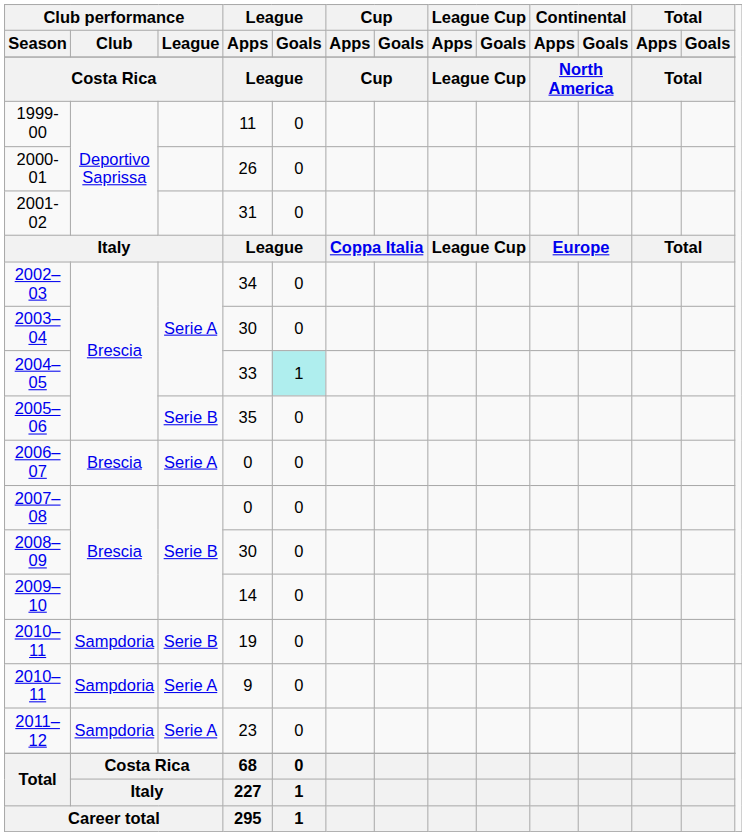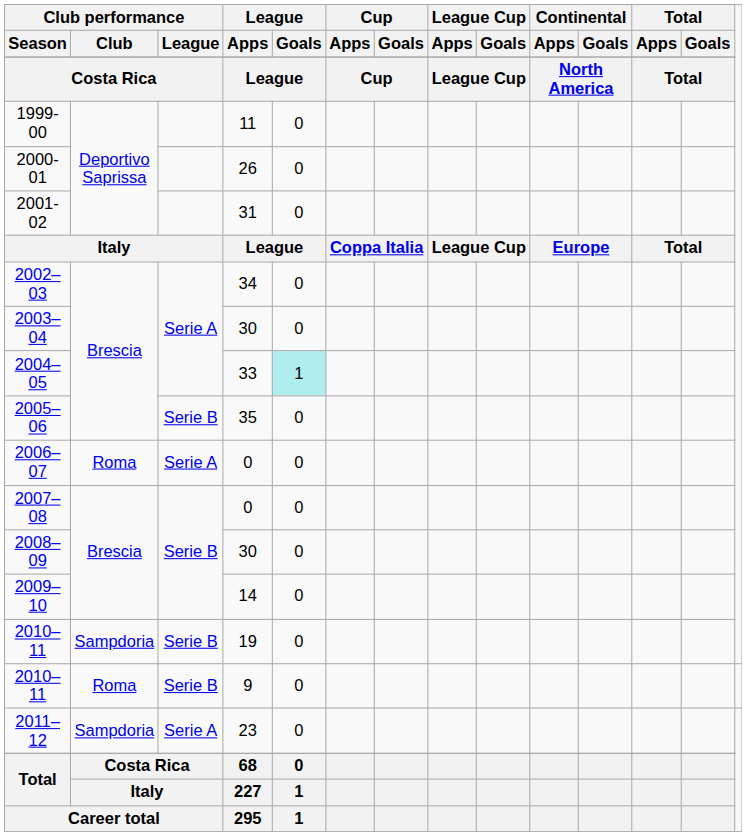(114, 462) Brescia -> (114, 462) Roma
(114, 686) Sampdoria -> (114, 686) Roma
(191, 686) Serie A -> (191, 686) Serie B
